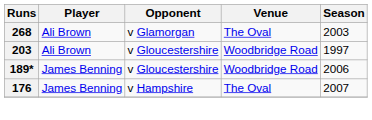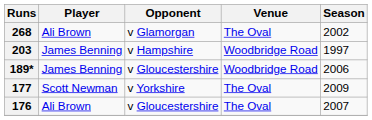(336, 32) 2003 -> (336, 32) 2002
(66, 50) Ali Brown -> (82, 50) James Benning
(173, 50) v Gloucestershire -> (160, 50) v Hampshire
+ row: (22, 87)
(82, 87) James Benning -> (66, 106) Ali Brown
(160, 87) v Hampshire -> (173, 106) v Gloucestershire
